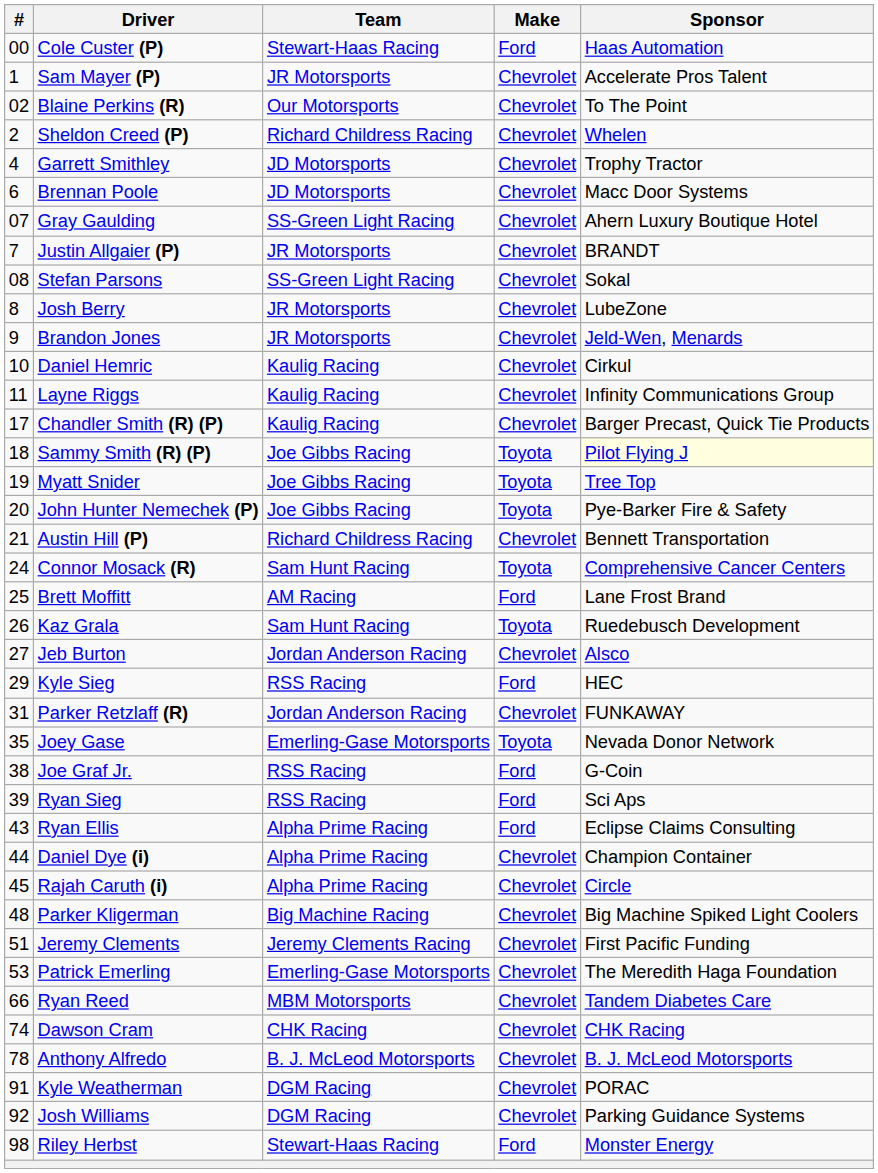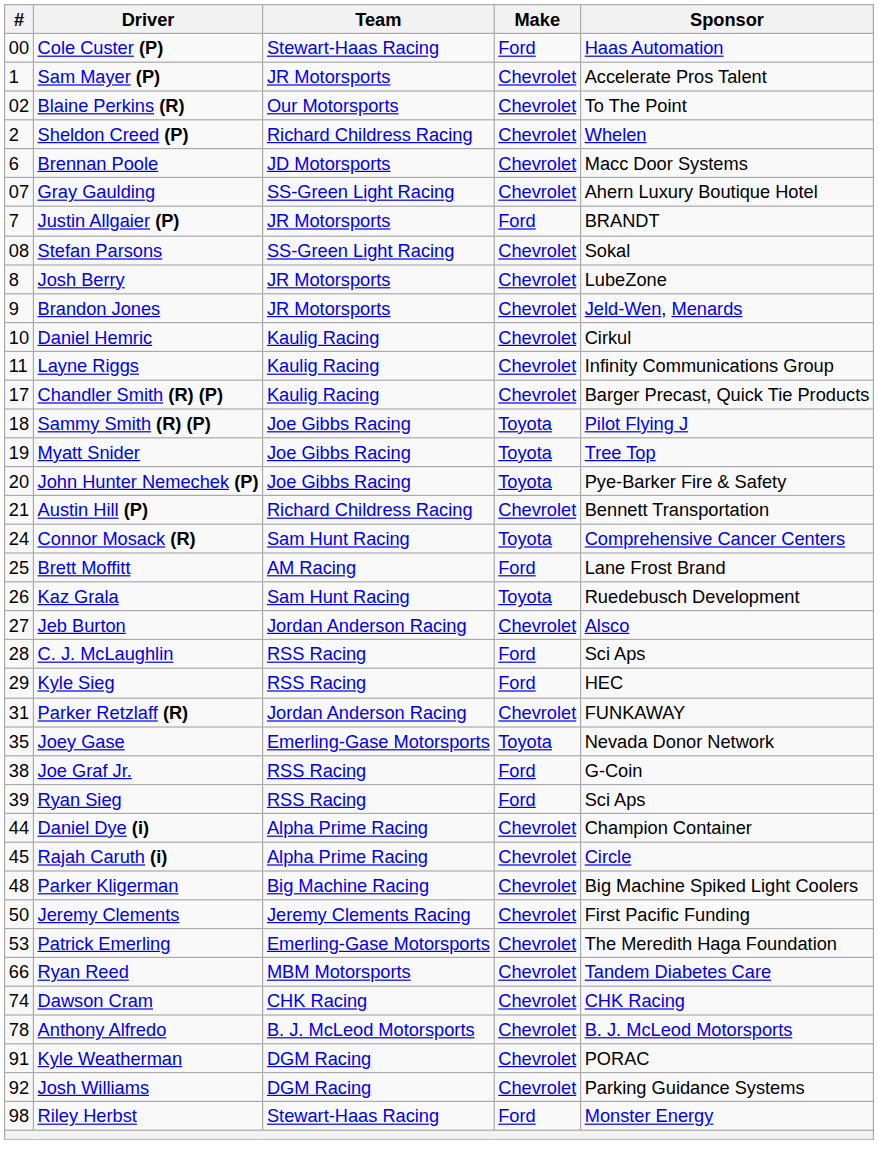- row: (103, 164)
(537, 250) Chevrolet -> (517, 221) Ford
(636, 452) lightyellow background -> (636, 423) no background
+ row: (105, 654)
- row: (78, 828)
(19, 943) 51 -> (19, 914) 50
